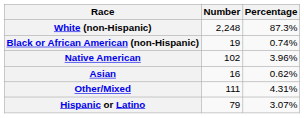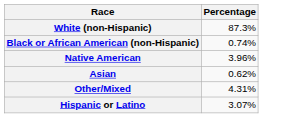- column: (222, 12)
